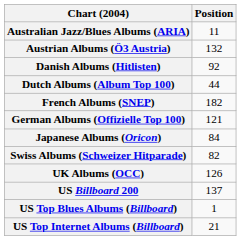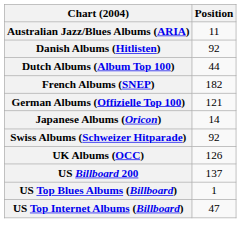- row: (98, 48)
(214, 137) 84 -> (214, 119) 14
(214, 155) 82 -> (214, 137) 92
(214, 226) 21 -> (214, 208) 47
